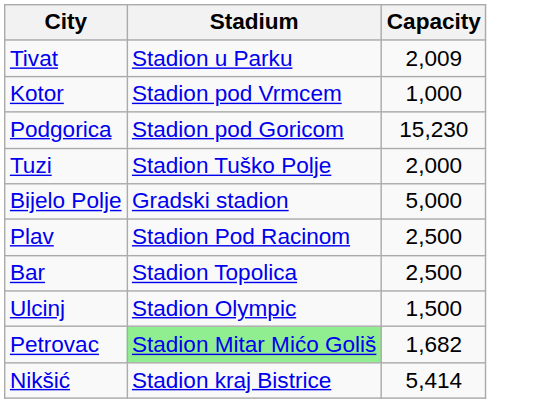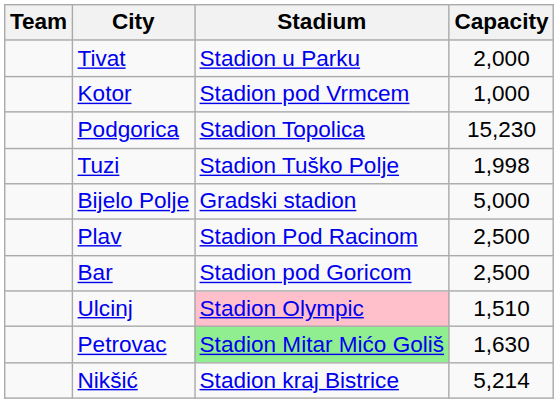+ column: (39, 22)
(434, 58) 2,009 -> (501, 58) 2,000
(238, 129) Stadion pod Goricom -> (282, 129) Stadion Topolica
(434, 165) 2,000 -> (501, 165) 1,998
(214, 272) Stadion Topolica -> (306, 272) Stadion pod Goricom
(214, 308) no background -> (282, 308) pink background
(434, 308) 1,500 -> (501, 308) 1,510
(434, 344) 1,682 -> (501, 344) 1,630
(434, 380) 5,414 -> (501, 380) 5,214
